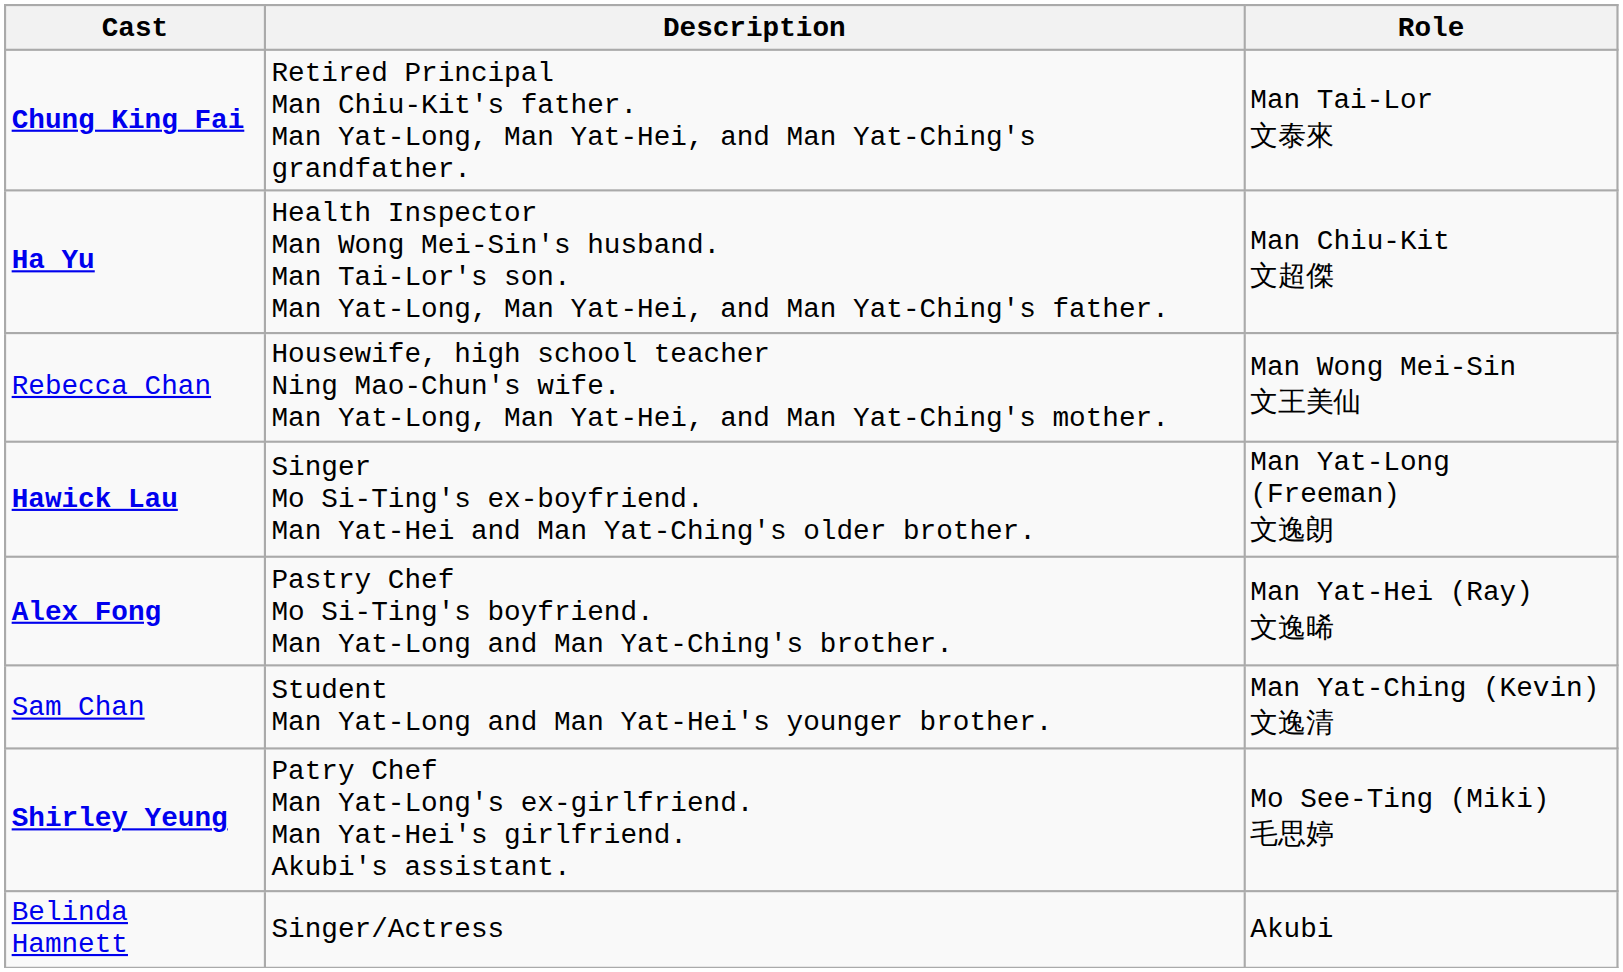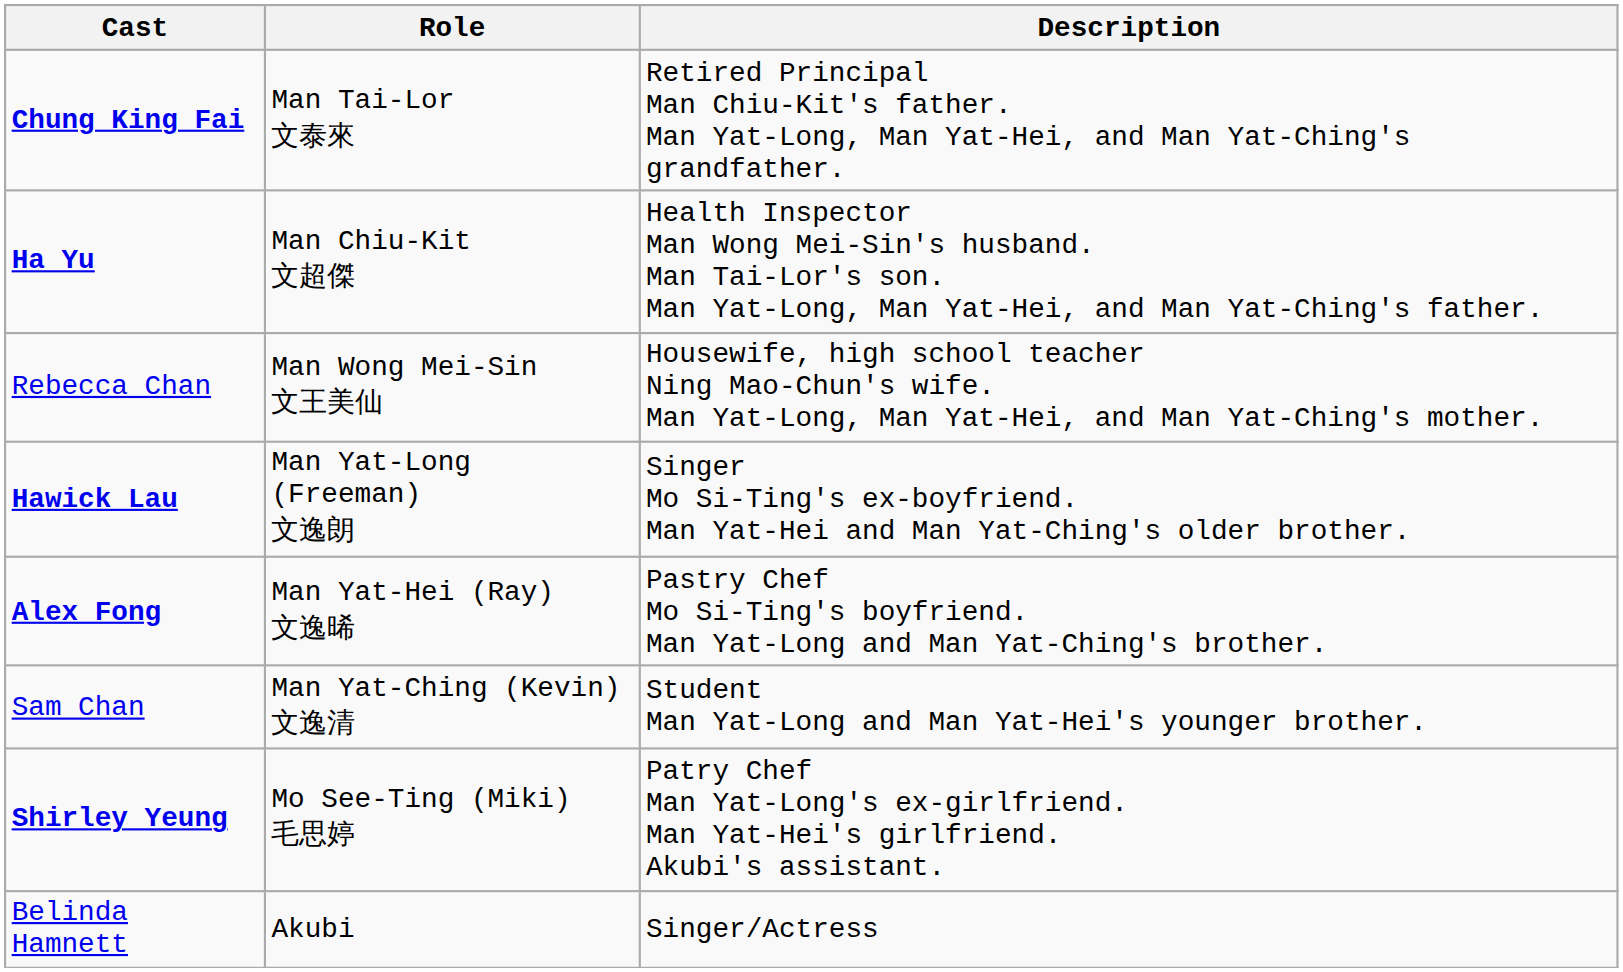columns swapped: (1431, 28) <-> (754, 28)
